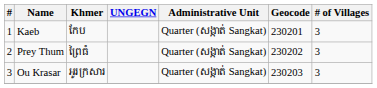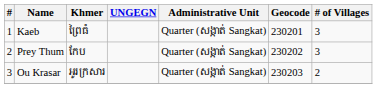(77, 30) កែប -> (79, 30) ព្រៃធំ
(79, 51) ព្រៃធំ -> (77, 51) កែប
(317, 73) 3 -> (317, 73) 2
